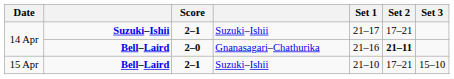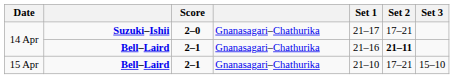(192, 30) 2–1 -> (192, 30) 2–0
(242, 30) Suzuki–Ishii -> (268, 30) Gnanasagari–Chathurika
(192, 48) 2–0 -> (192, 48) 2–1
(242, 65) Suzuki–Ishii -> (268, 65) Gnanasagari–Chathurika
